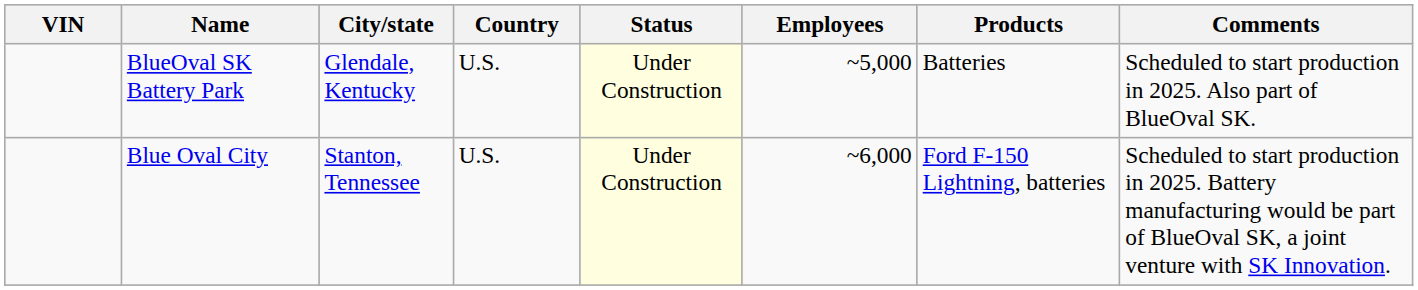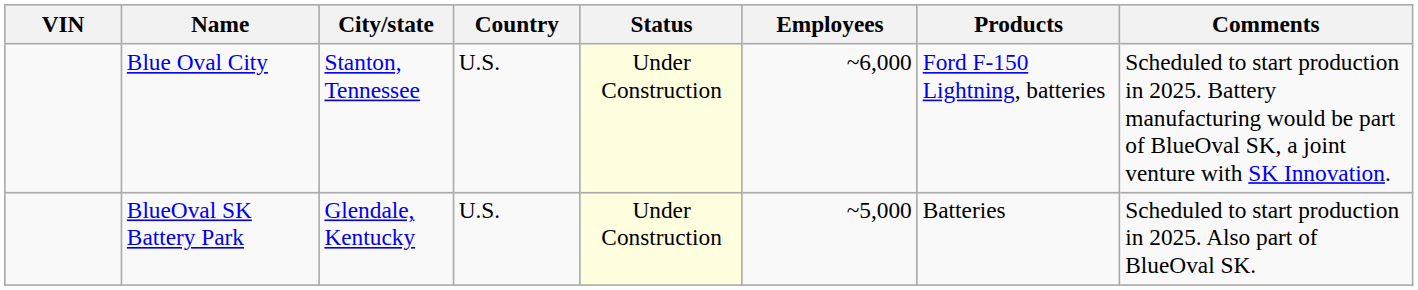rows swapped: (197, 156) <-> (189, 76)
